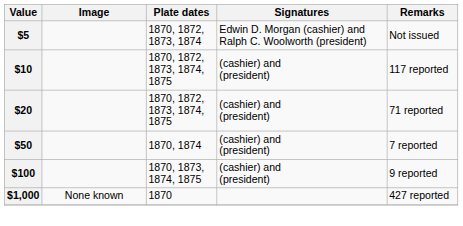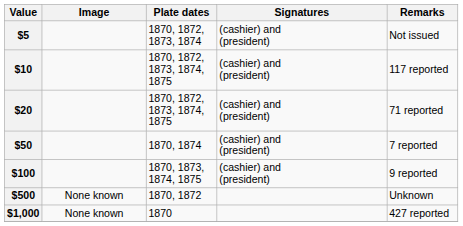(293, 35) Edwin D. Morgan (cashier) and Ralph C. Woolworth (president) -> (250, 35) (cashier) and (president)
+ row: (23, 196)
